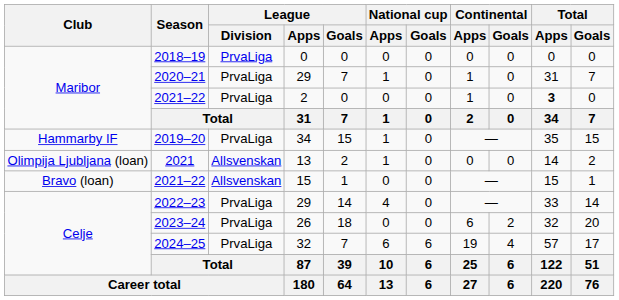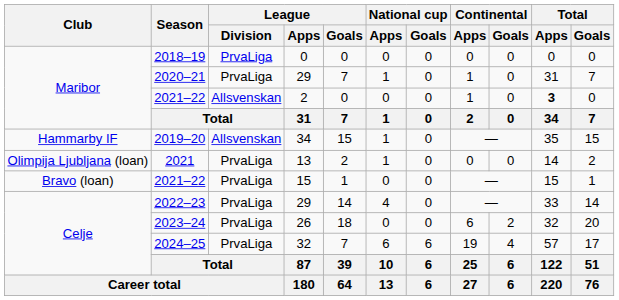(246, 98) PrvaLiga -> (246, 98) Allsvenskan
(246, 139) PrvaLiga -> (246, 139) Allsvenskan
(246, 160) Allsvenskan -> (246, 160) PrvaLiga
(246, 181) Allsvenskan -> (246, 181) PrvaLiga
